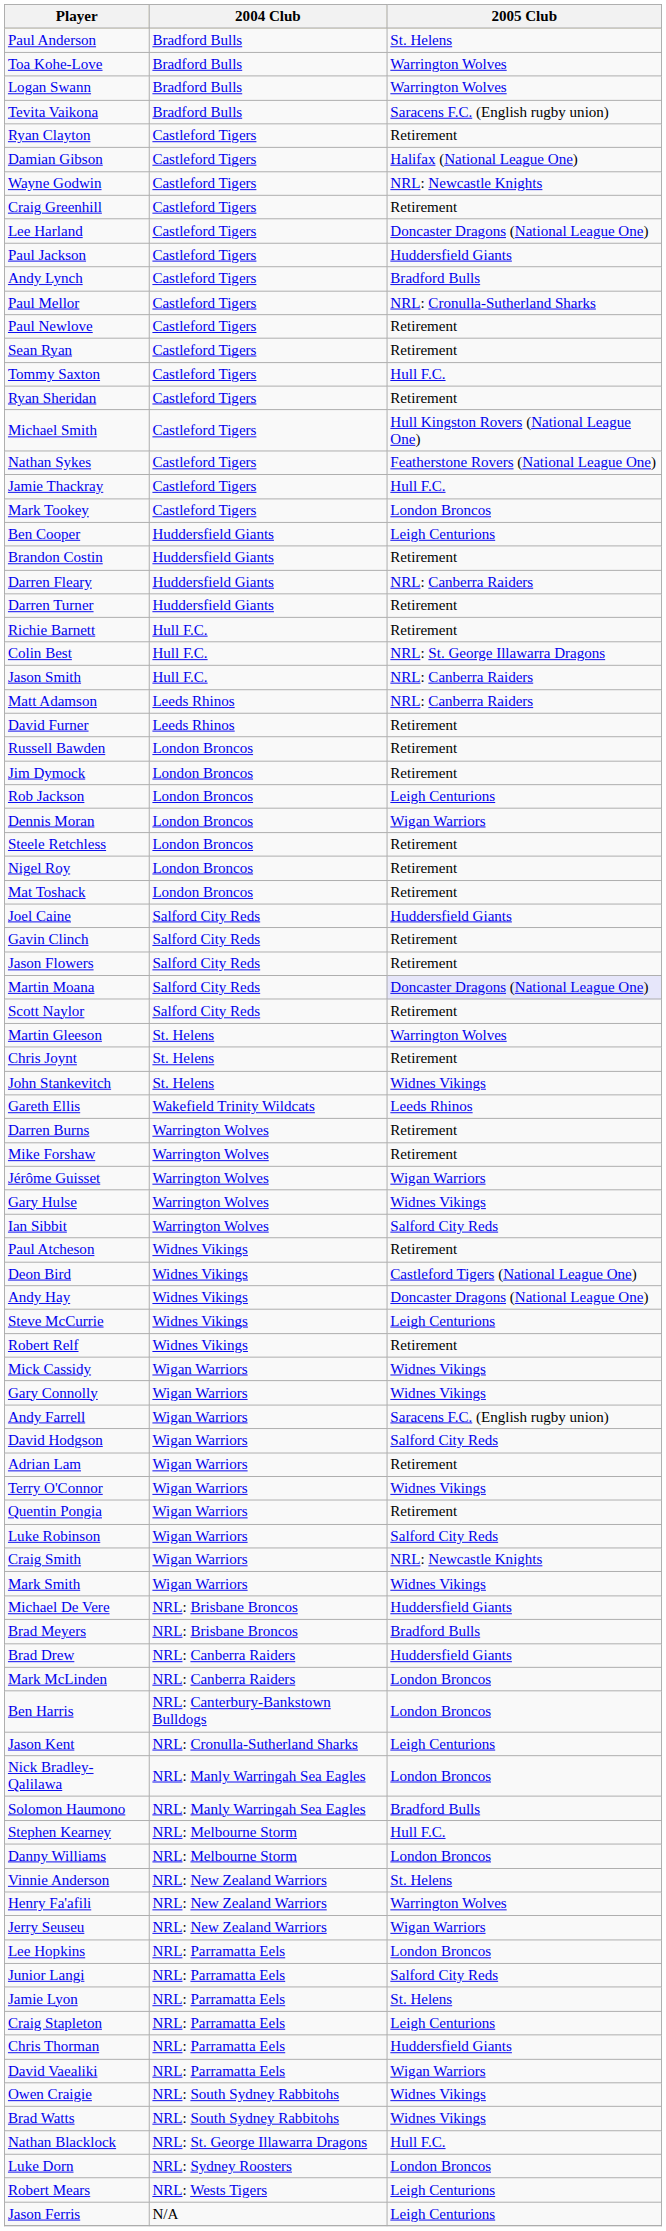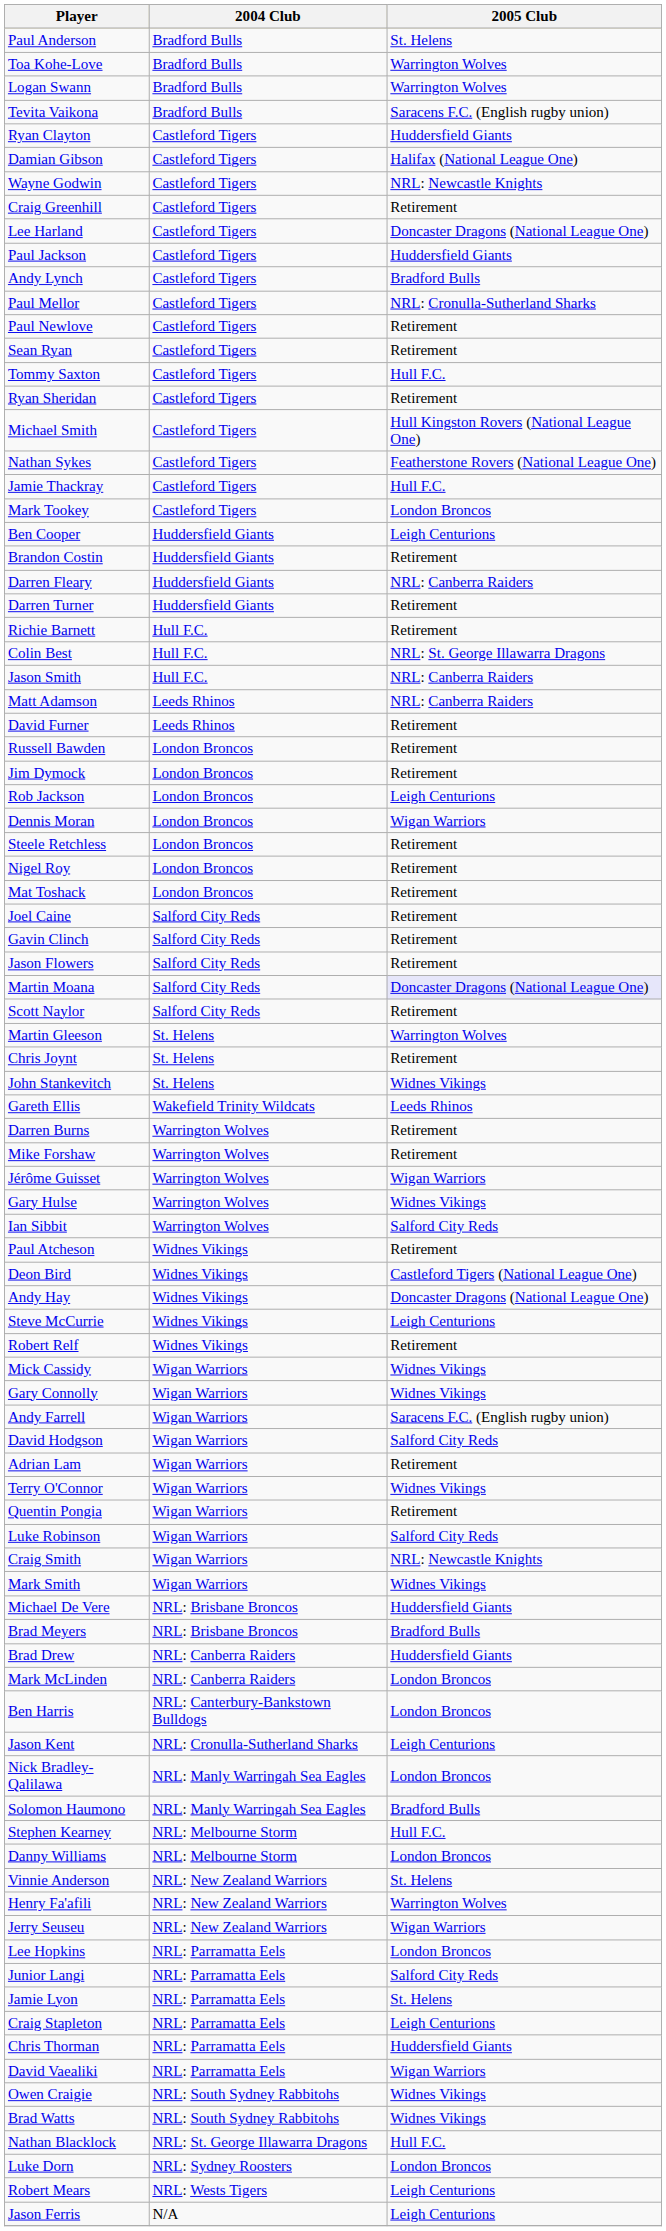(424, 135) Retirement -> (451, 135) Huddersfield Giants
(451, 915) Huddersfield Giants -> (424, 915) Retirement
